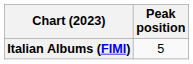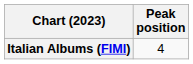(161, 48) 5 -> (161, 48) 4
